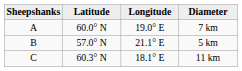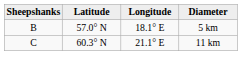- row: (208, 27)
(150, 43) 21.1° E -> (150, 27) 18.1° E
(150, 58) 18.1° E -> (150, 43) 21.1° E
